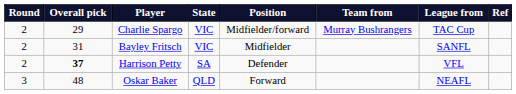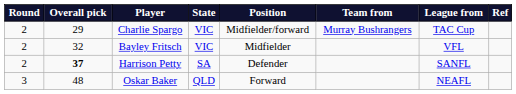(78, 47) 31 -> (78, 47) 32
(454, 47) SANFL -> (454, 47) VFL
(454, 64) VFL -> (454, 64) SANFL
